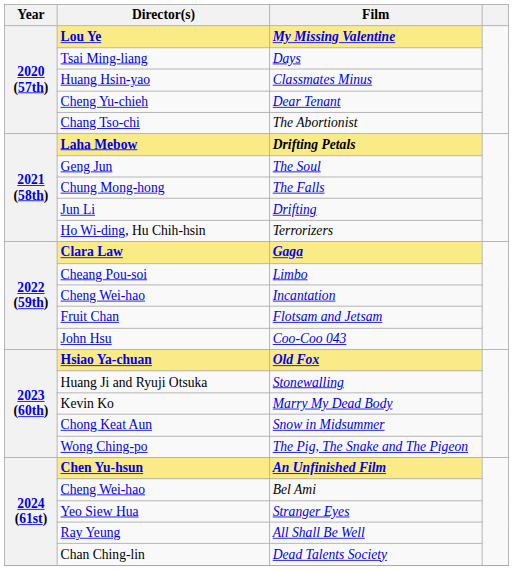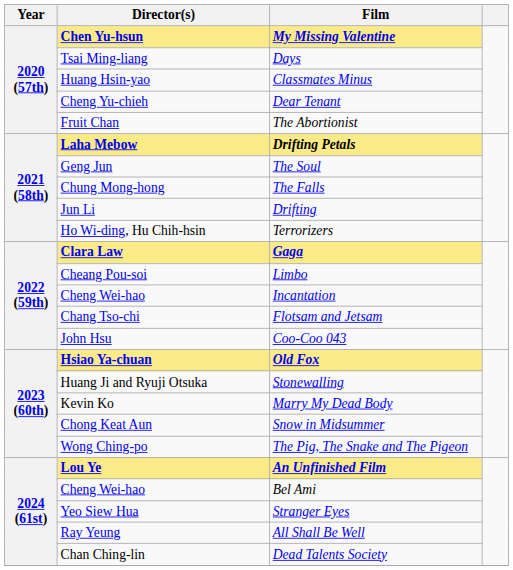(81, 36) Lou Ye -> (102, 36) Chen Yu-hsun
(100, 123) Chang Tso-chi -> (90, 123) Fruit Chan
(90, 317) Fruit Chan -> (100, 317) Chang Tso-chi
(102, 468) Chen Yu-hsun -> (81, 468) Lou Ye
